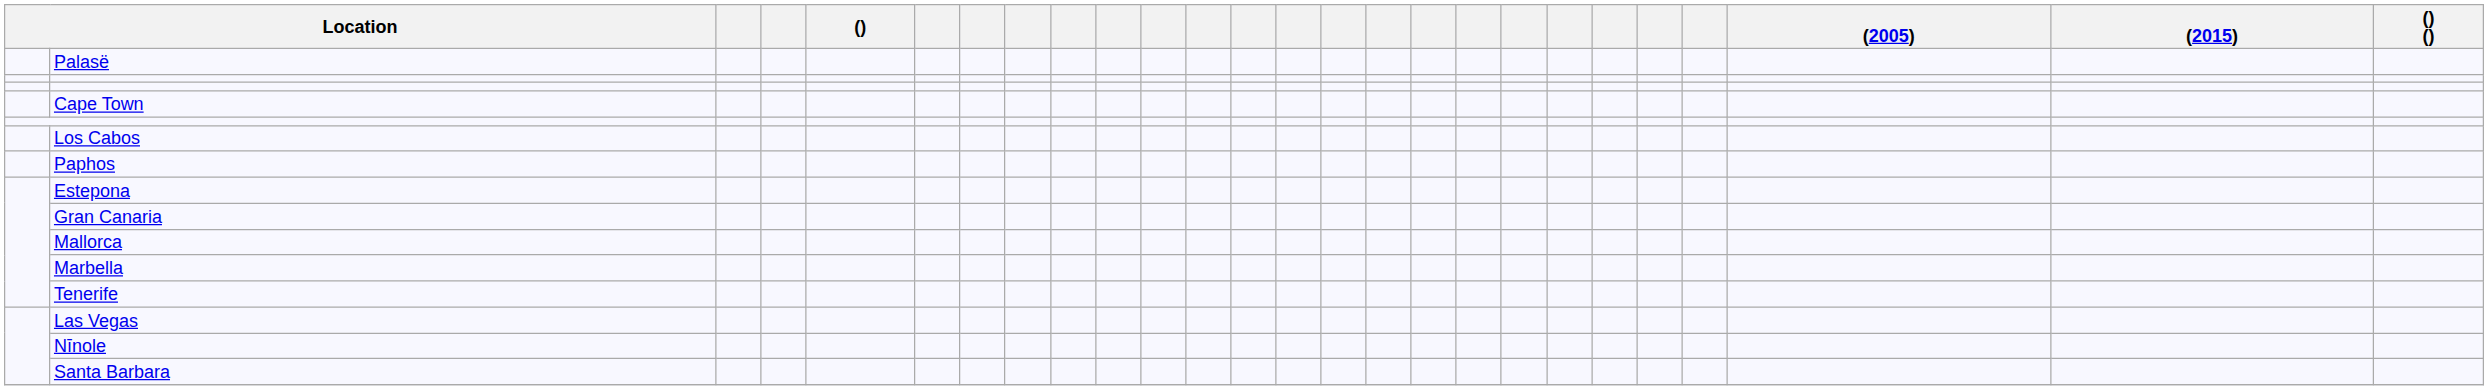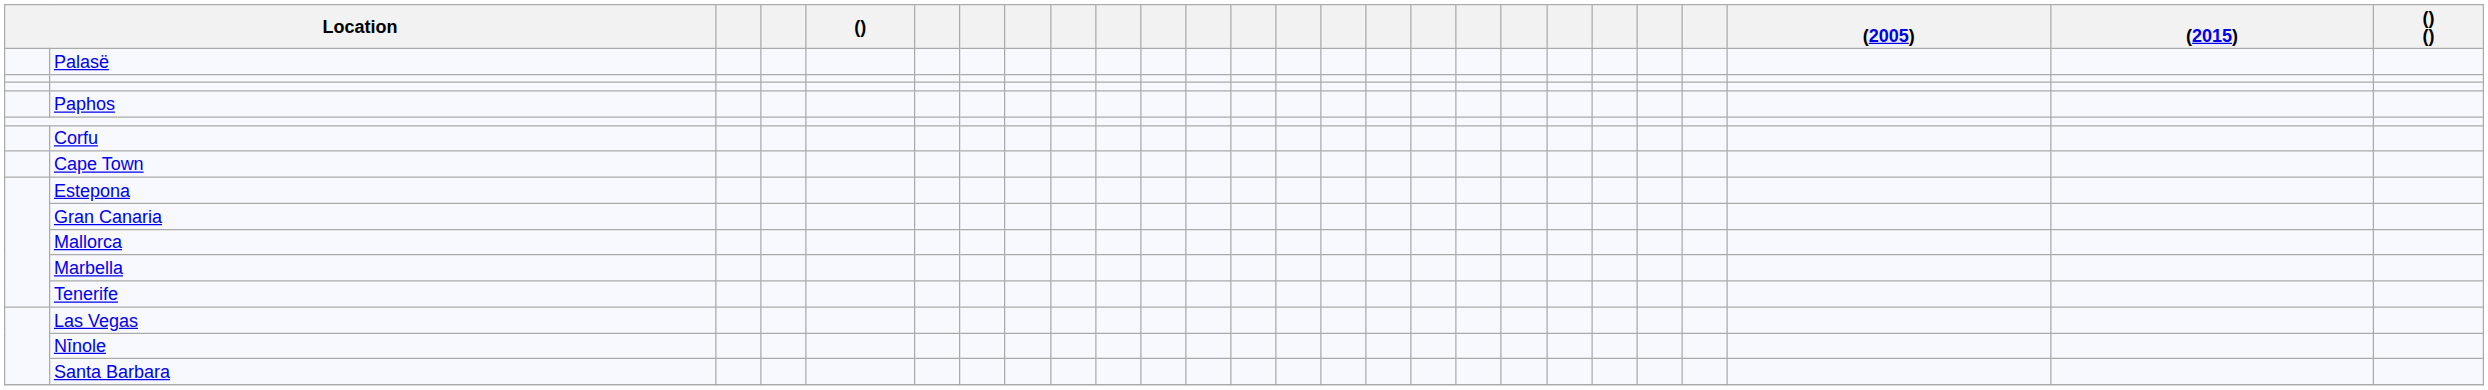rows swapped: (27, 165) <-> (27, 104)
+ row: (27, 139)
- row: (27, 139)
